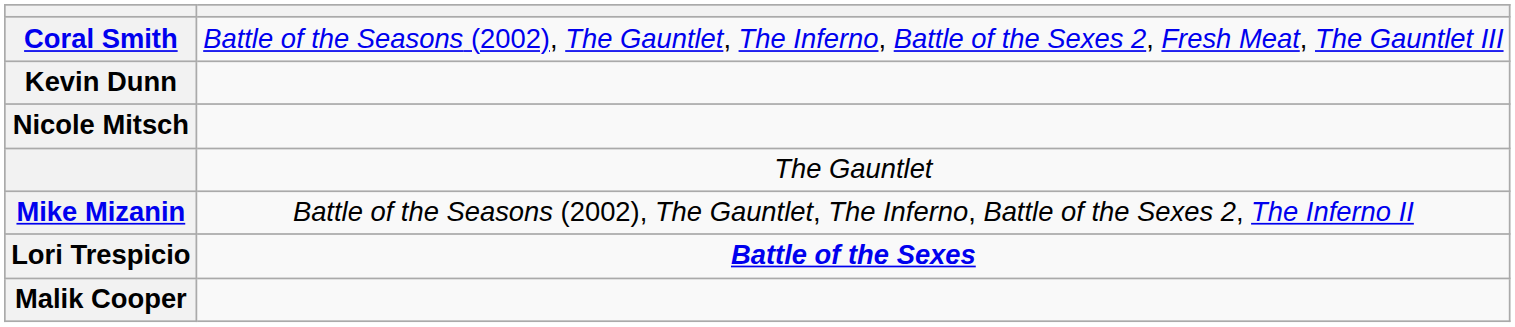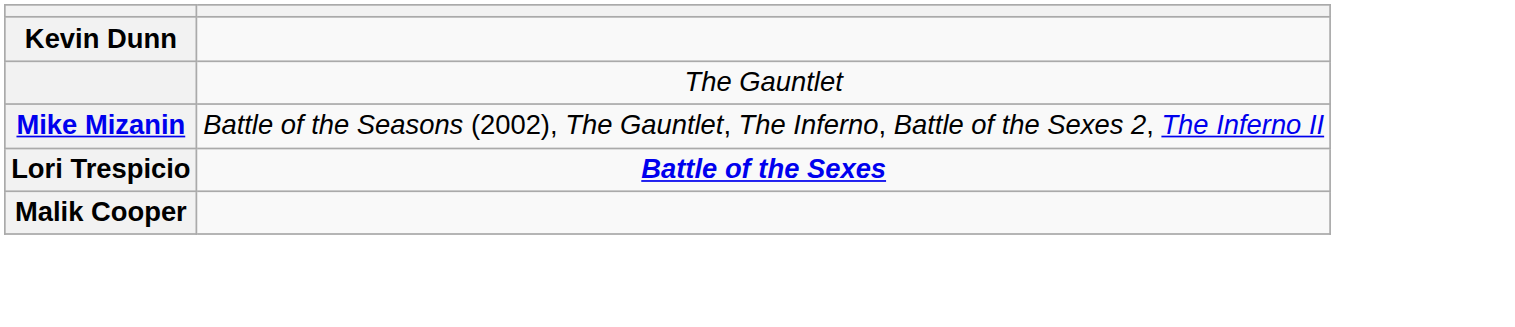- row: (101, 38)
- row: (101, 125)
